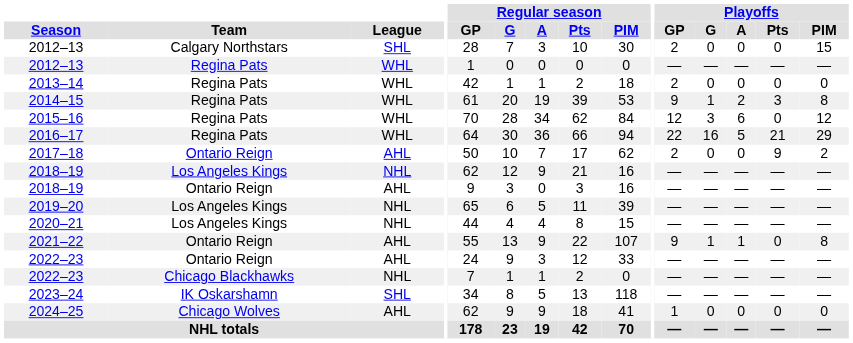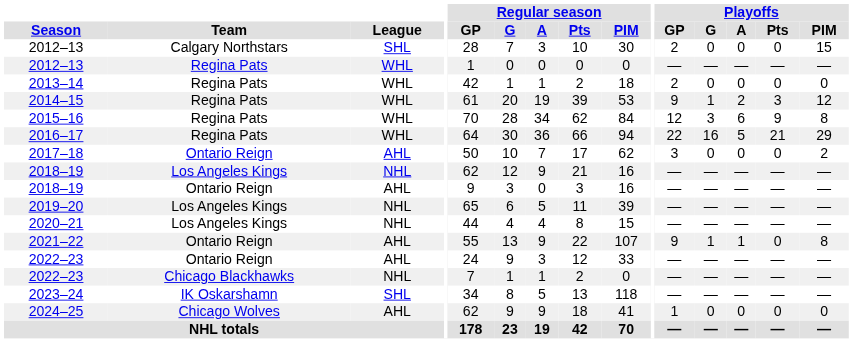(824, 100) 8 -> (824, 100) 12
(778, 118) 0 -> (778, 118) 9
(824, 118) 12 -> (824, 118) 8
(674, 153) 2 -> (674, 153) 3
(778, 153) 9 -> (778, 153) 0
